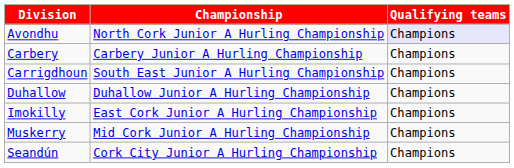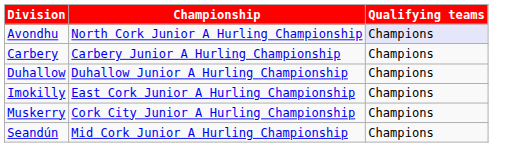- row: (47, 73)
(231, 133) Mid Cork Junior A Hurling Championship -> (213, 113) Cork City Junior A Hurling Championship
(235, 152) Cork City Junior A Hurling Championship -> (210, 133) Mid Cork Junior A Hurling Championship
